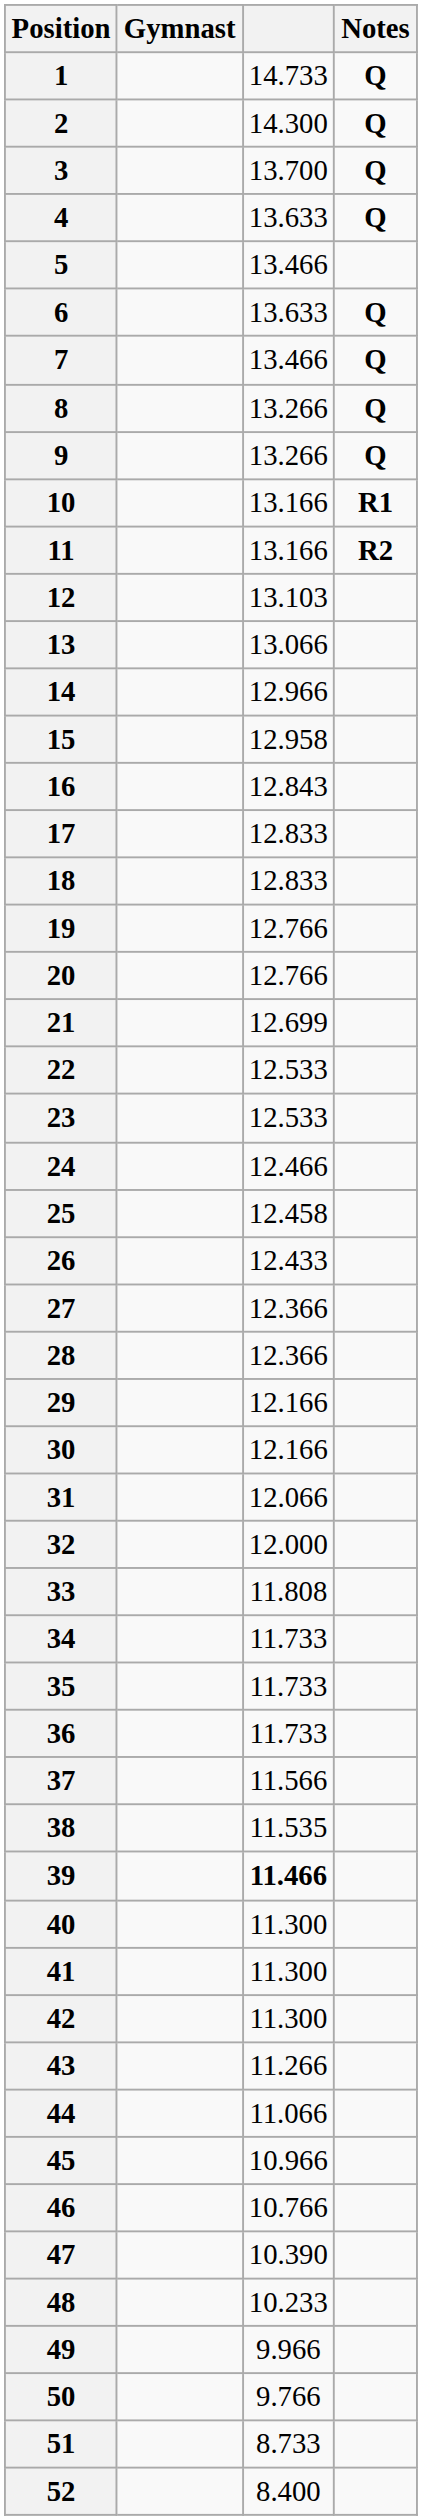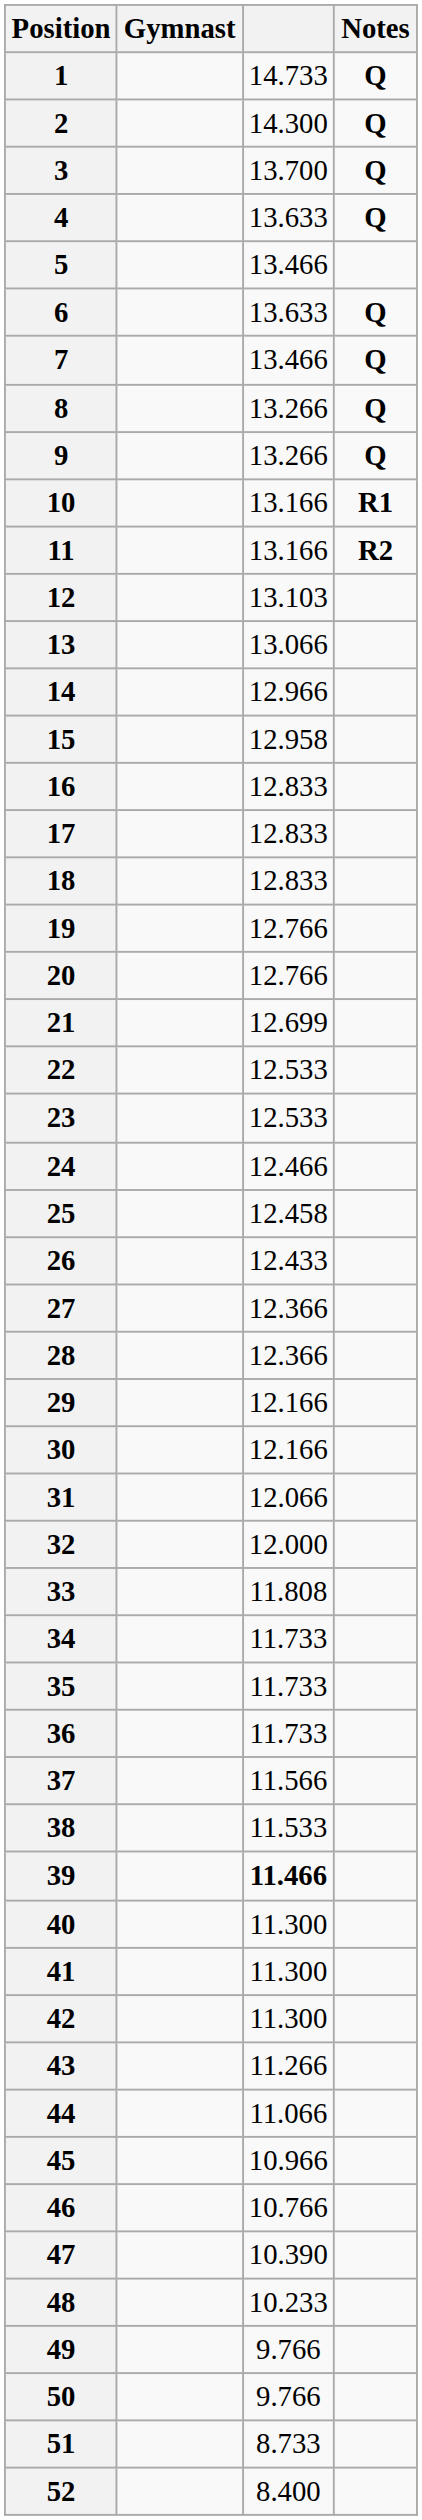(288, 786) 12.843 -> (288, 786) 12.833
(288, 1828) 11.535 -> (288, 1828) 11.533
(288, 2349) 9.966 -> (288, 2349) 9.766
